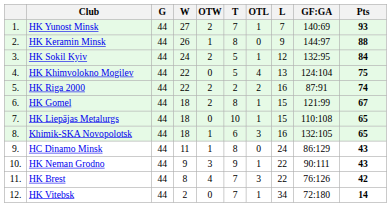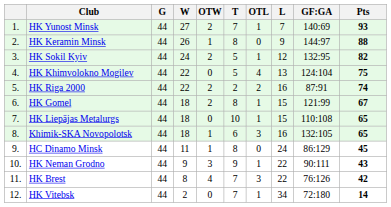(363, 57) 84 -> (363, 57) 82
(363, 149) 43 -> (363, 149) 45
